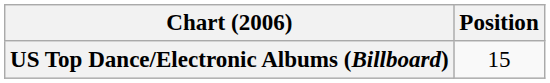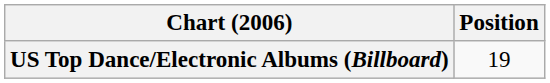(499, 59) 15 -> (499, 59) 19
